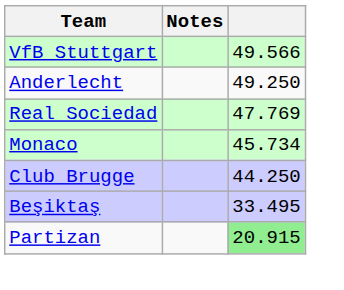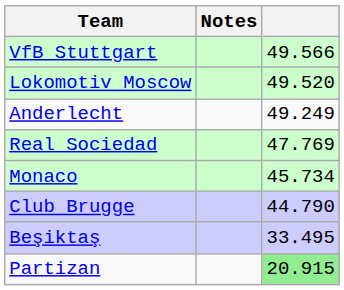+ row: (100, 83)
(267, 83) 49.250 -> (301, 114) 49.249
(267, 176) 44.250 -> (301, 207) 44.790
